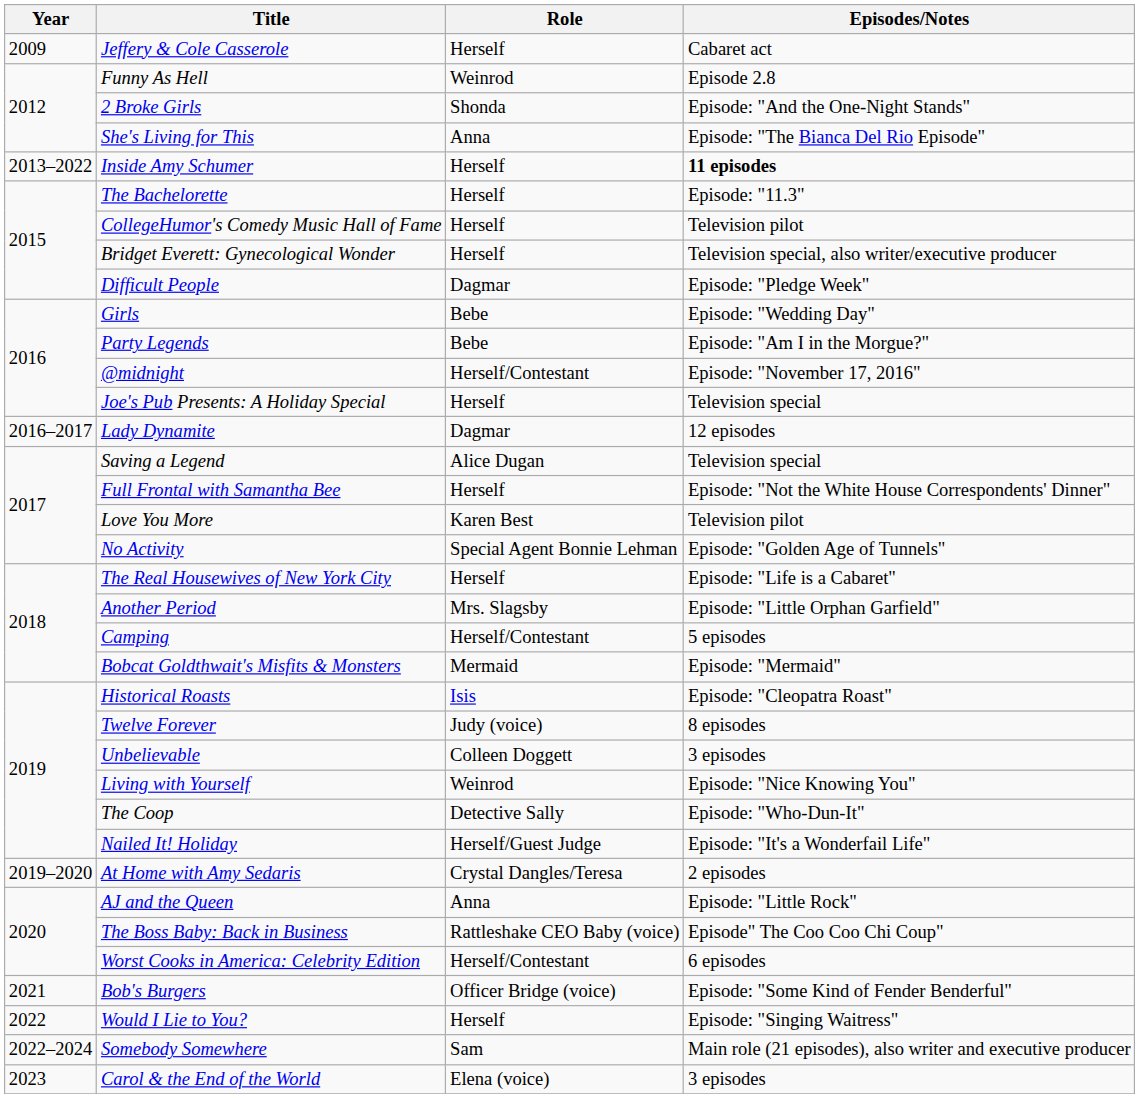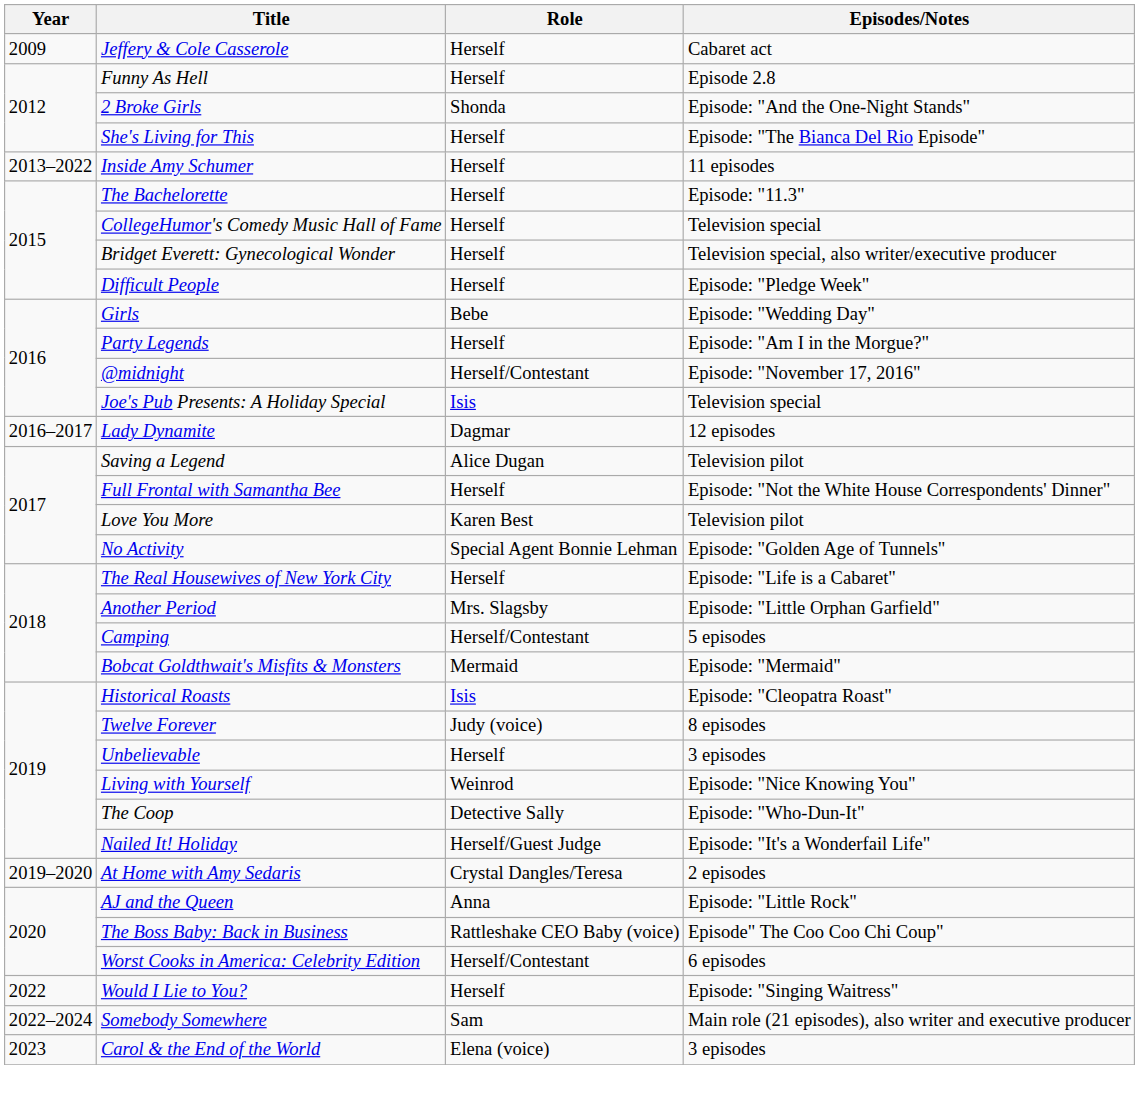(482, 78) Weinrod -> (477, 78) Herself
(470, 136) Anna -> (477, 136) Herself
(732, 166) bold -> (731, 166) normal
(746, 225) Television pilot -> (755, 225) Television special
(480, 284) Dagmar -> (477, 284) Herself
(469, 343) Bebe -> (477, 343) Herself
(477, 401) Herself -> (463, 401) Isis
(755, 460) Television special -> (746, 460) Television pilot
(511, 755) Colleen Doggett -> (477, 755) Herself
- row: (153, 990)
